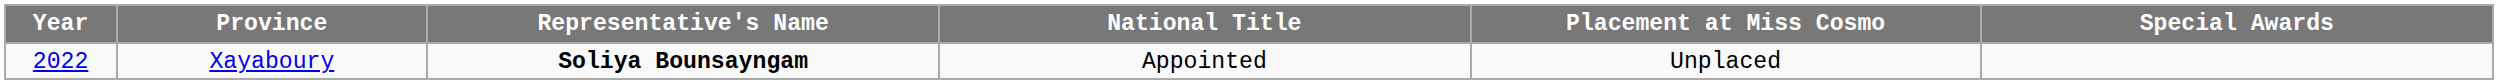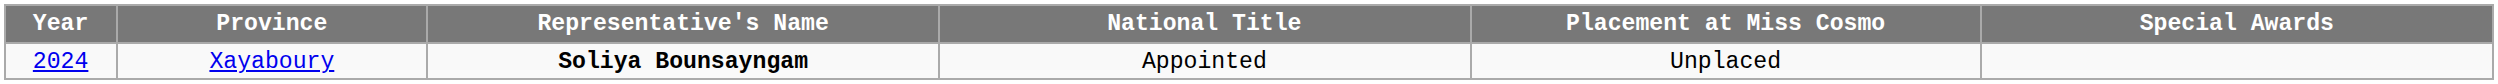(61, 60) 2022 -> (61, 60) 2024
